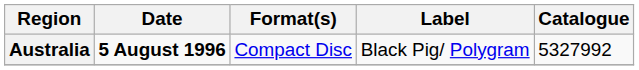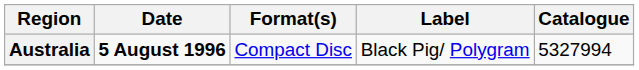(575, 49) 5327992 -> (575, 49) 5327994
